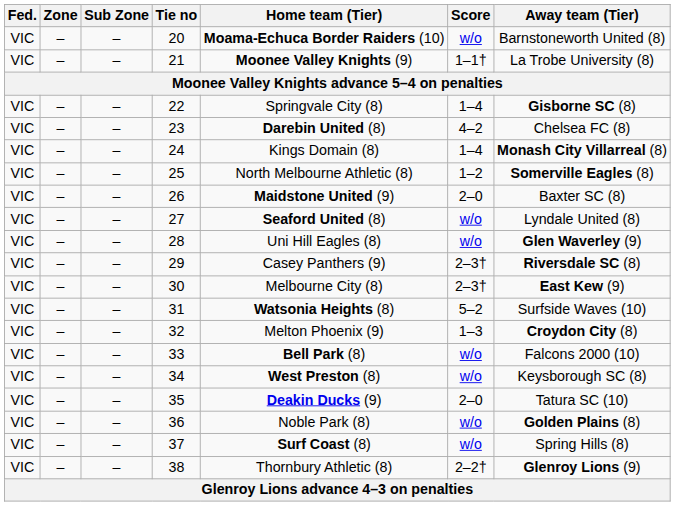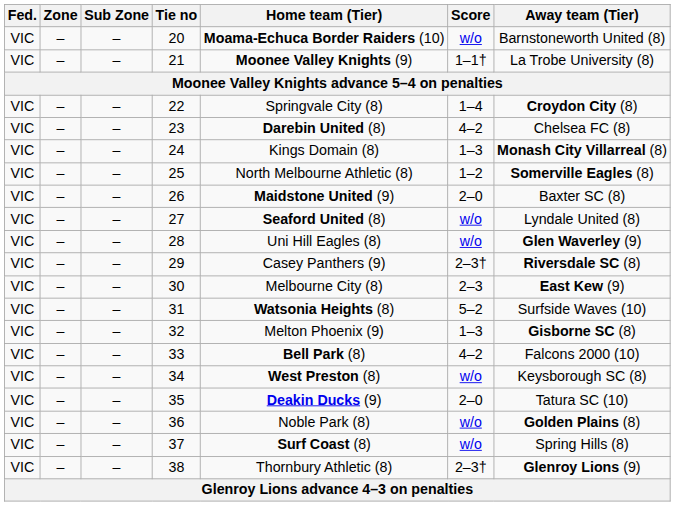(582, 106) Gisborne SC (8) -> (582, 106) Croydon City (8)
(471, 151) 1–4 -> (471, 151) 1–3
(471, 286) 2–3† -> (471, 286) 2–3
(582, 331) Croydon City (8) -> (582, 331) Gisborne SC (8)
(471, 354) w/o -> (471, 354) 4–2
(471, 467) 2–2† -> (471, 467) 2–3†
